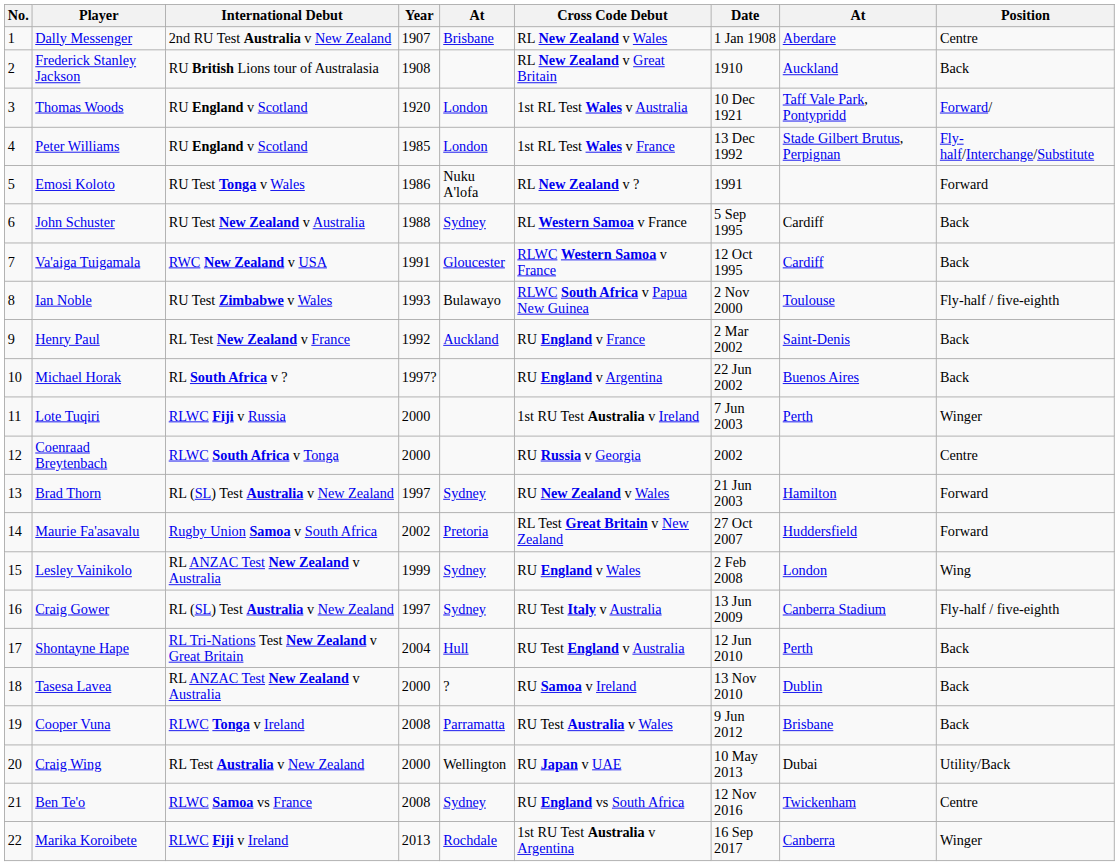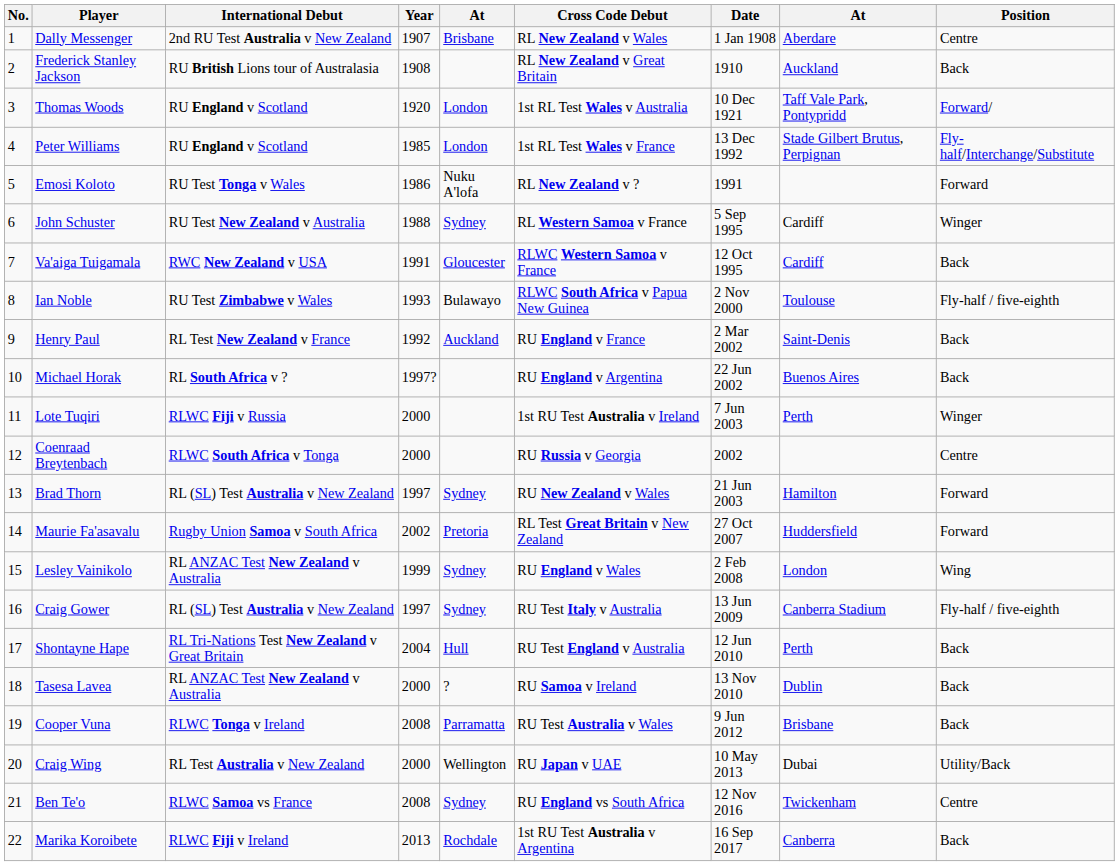(955, 223) Back -> (961, 223) Winger
(961, 841) Winger -> (955, 841) Back
